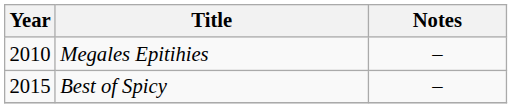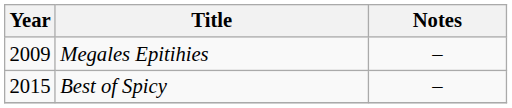(30, 53) 2010 -> (30, 53) 2009
